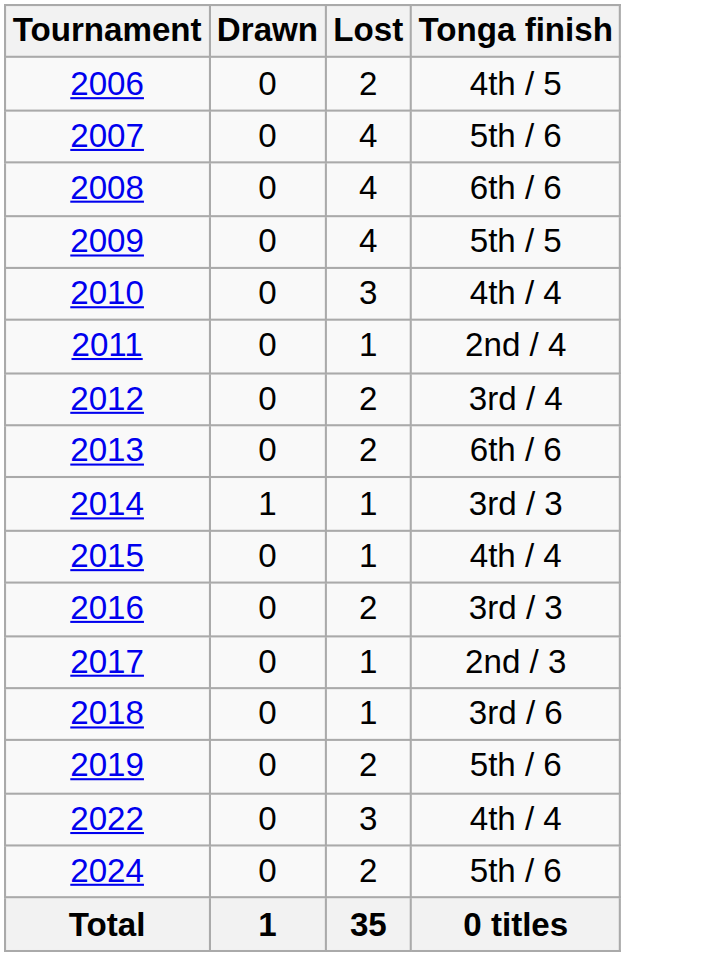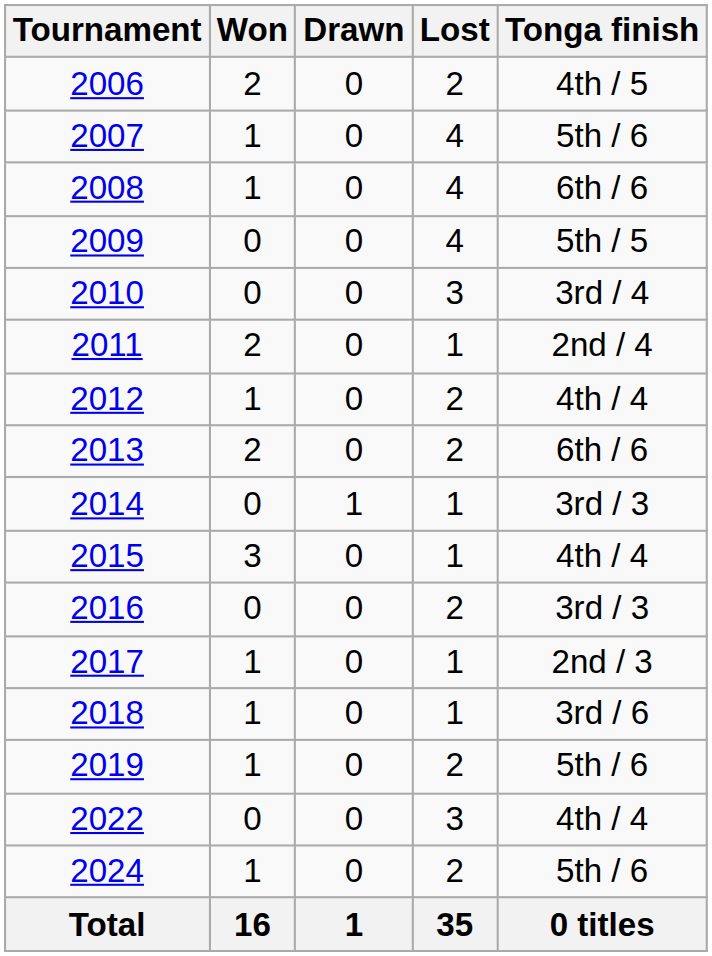+ column: (252, 30)
(516, 293) 4th / 4 -> (602, 293) 3rd / 4
(516, 398) 3rd / 4 -> (602, 398) 4th / 4
